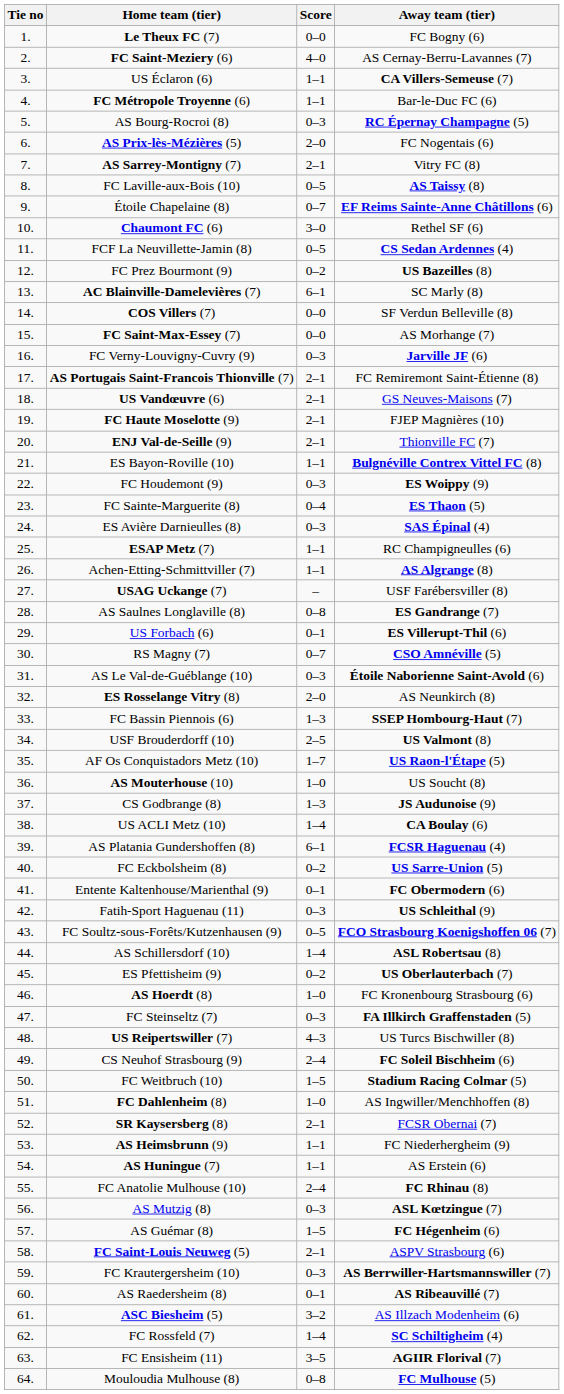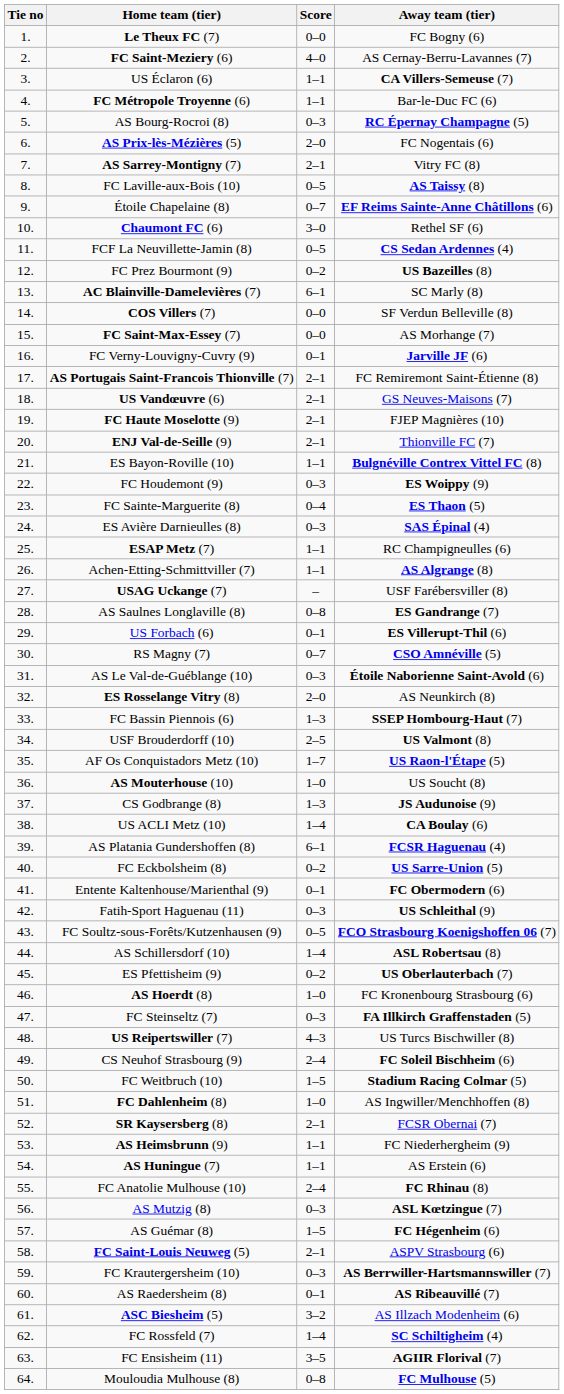(316, 356) 0–3 -> (316, 356) 0–1
